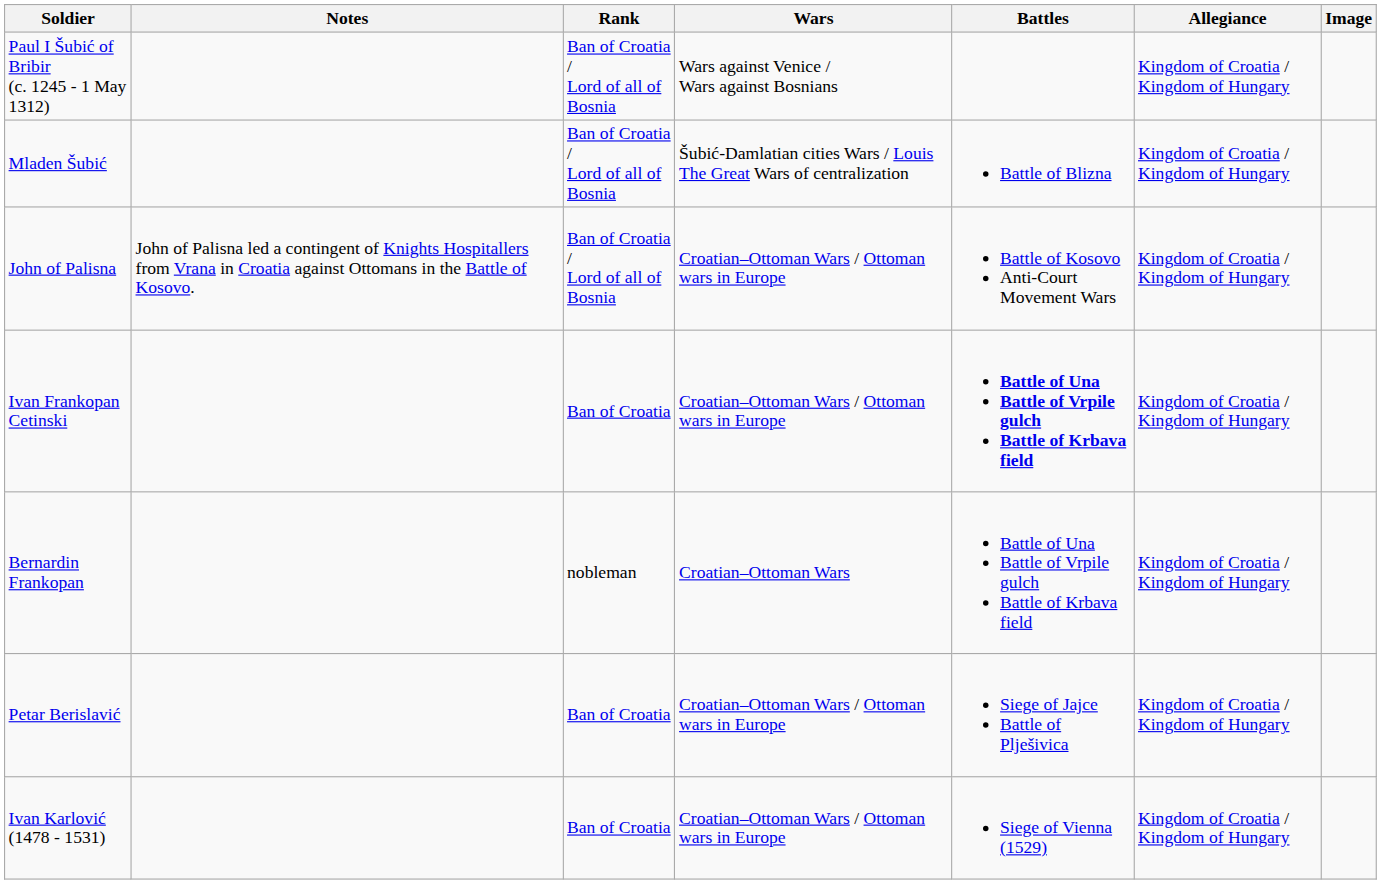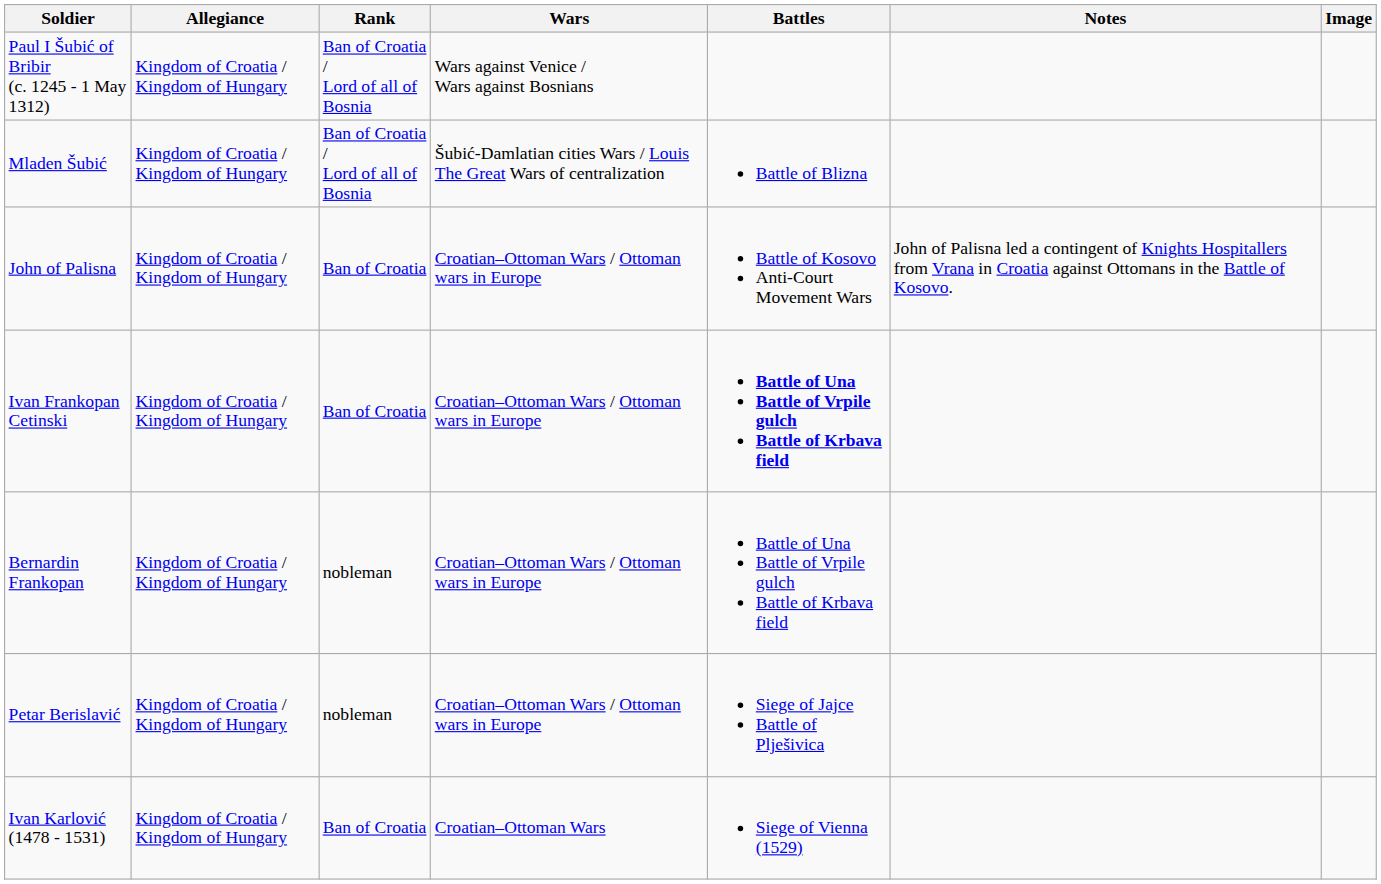columns swapped: (1228, 18) <-> (347, 18)
(619, 268) Ban of Croatia / Lord of all of Bosnia -> (375, 268) Ban of Croatia
(764, 572) Croatian–Ottoman Wars -> (558, 572) Croatian–Ottoman Wars / Ottoman wars in Europe
(619, 715) Ban of Croatia -> (357, 715) nobleman
(802, 827) Croatian–Ottoman Wars / Ottoman wars in Europe -> (520, 827) Croatian–Ottoman Wars
